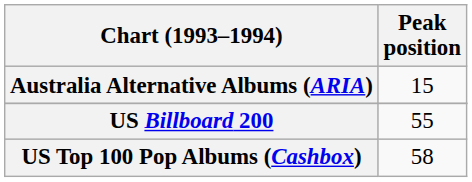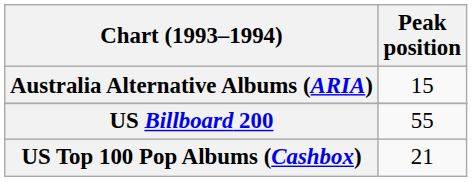(422, 157) 58 -> (422, 157) 21
